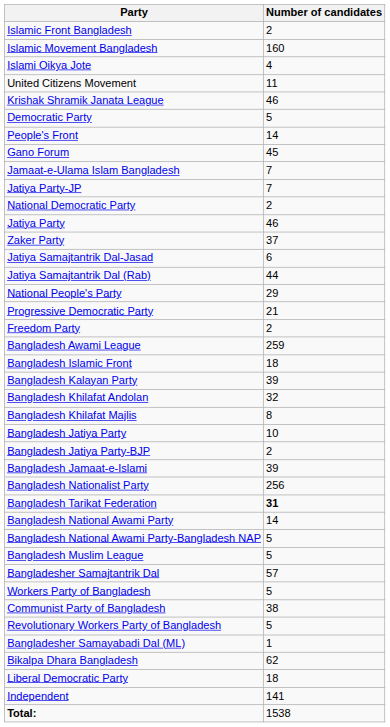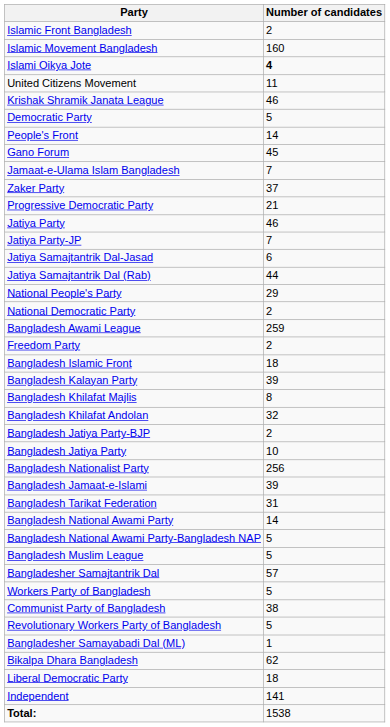(269, 65) normal -> (269, 65) bold
rows swapped: (36, 240) <-> (44, 188)
rows swapped: (71, 205) <-> (80, 310)
rows swapped: (44, 328) <-> (74, 345)
rows swapped: (78, 398) <-> (72, 415)
rows swapped: (67, 433) <-> (79, 450)
rows swapped: (78, 485) <-> (77, 468)
(272, 503) bold -> (272, 503) normal
